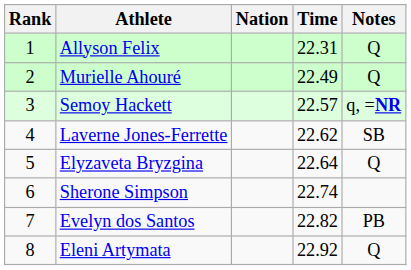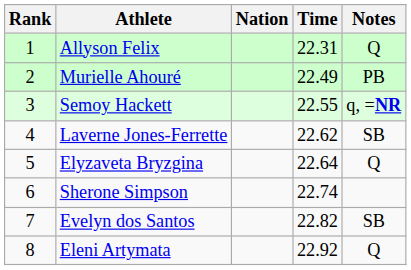(374, 76) Q -> (374, 76) PB
(317, 105) 22.57 -> (317, 105) 22.55
(374, 221) PB -> (374, 221) SB
